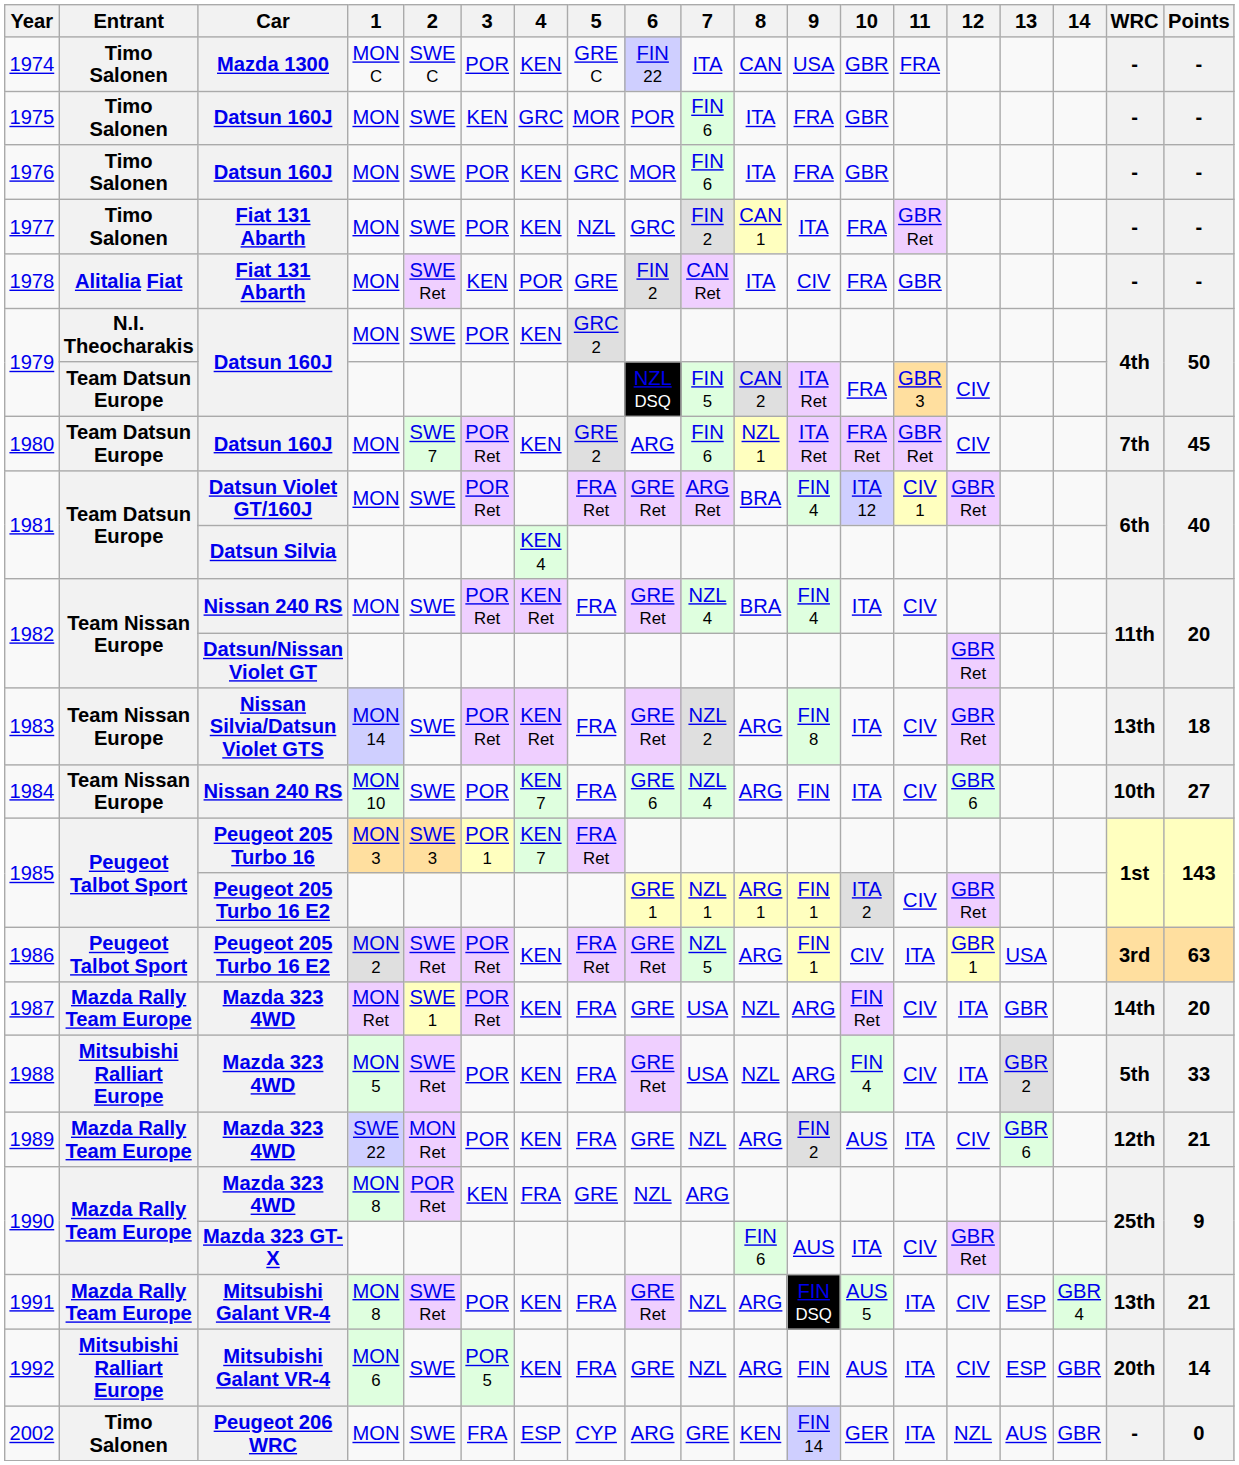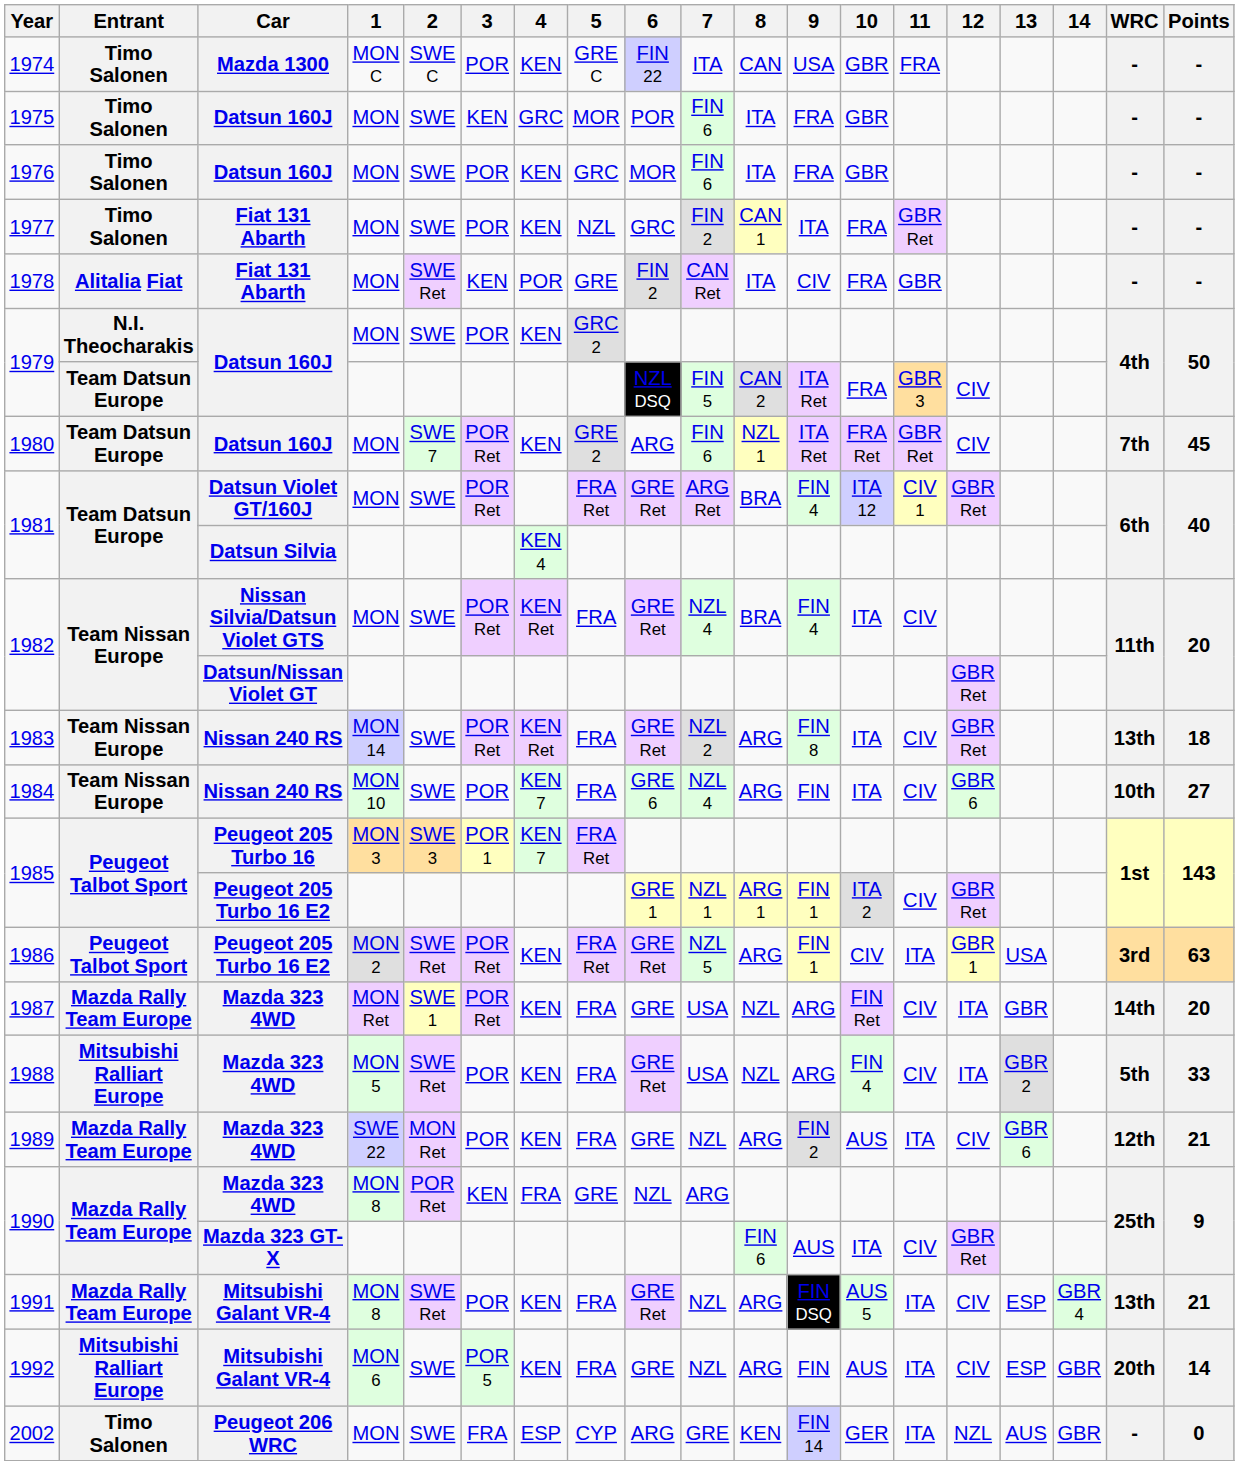(273, 607) Nissan 240 RS -> (273, 618) Nissan Silvia/Datsun Violet GTS
(273, 726) Nissan Silvia/Datsun Violet GTS -> (273, 737) Nissan 240 RS
